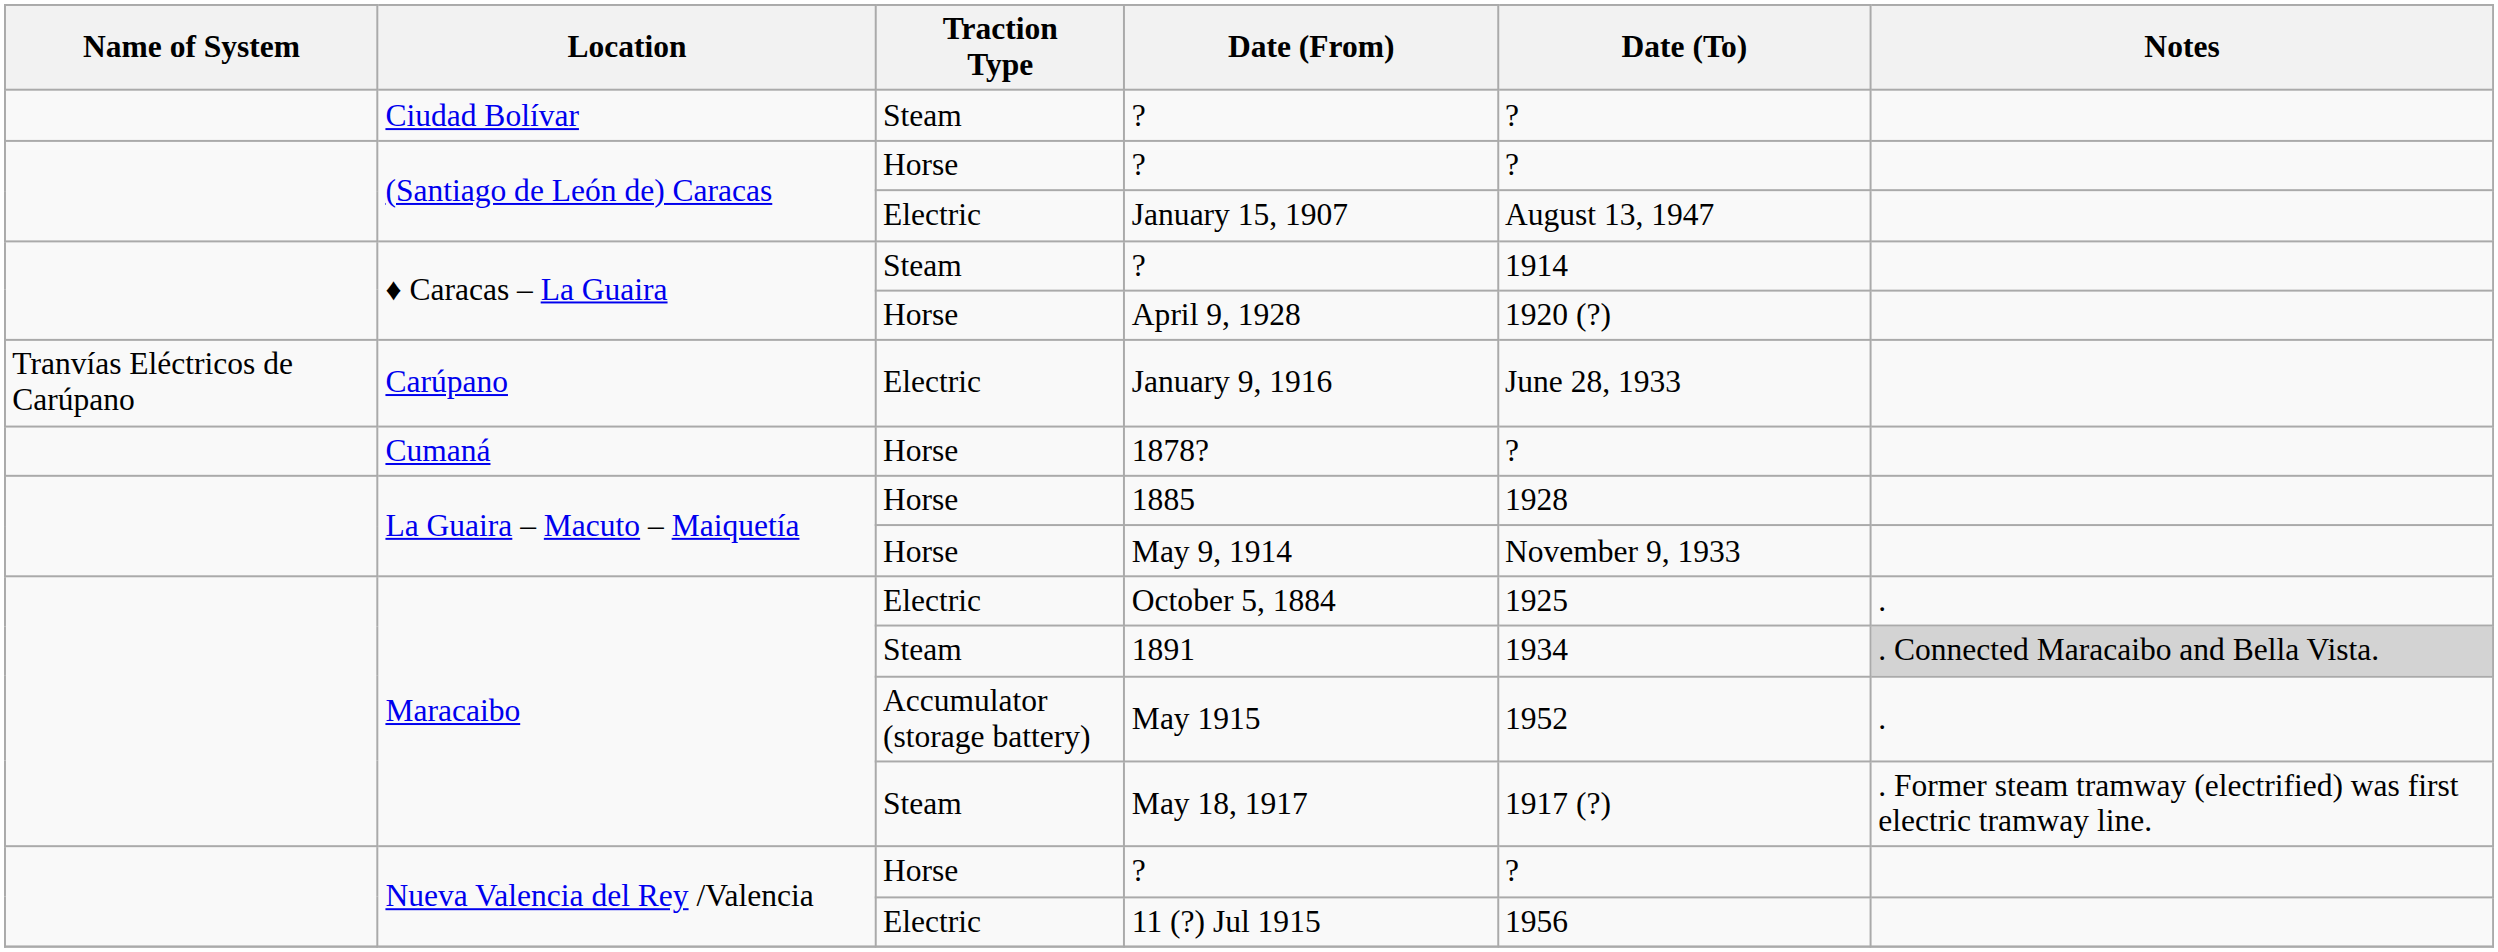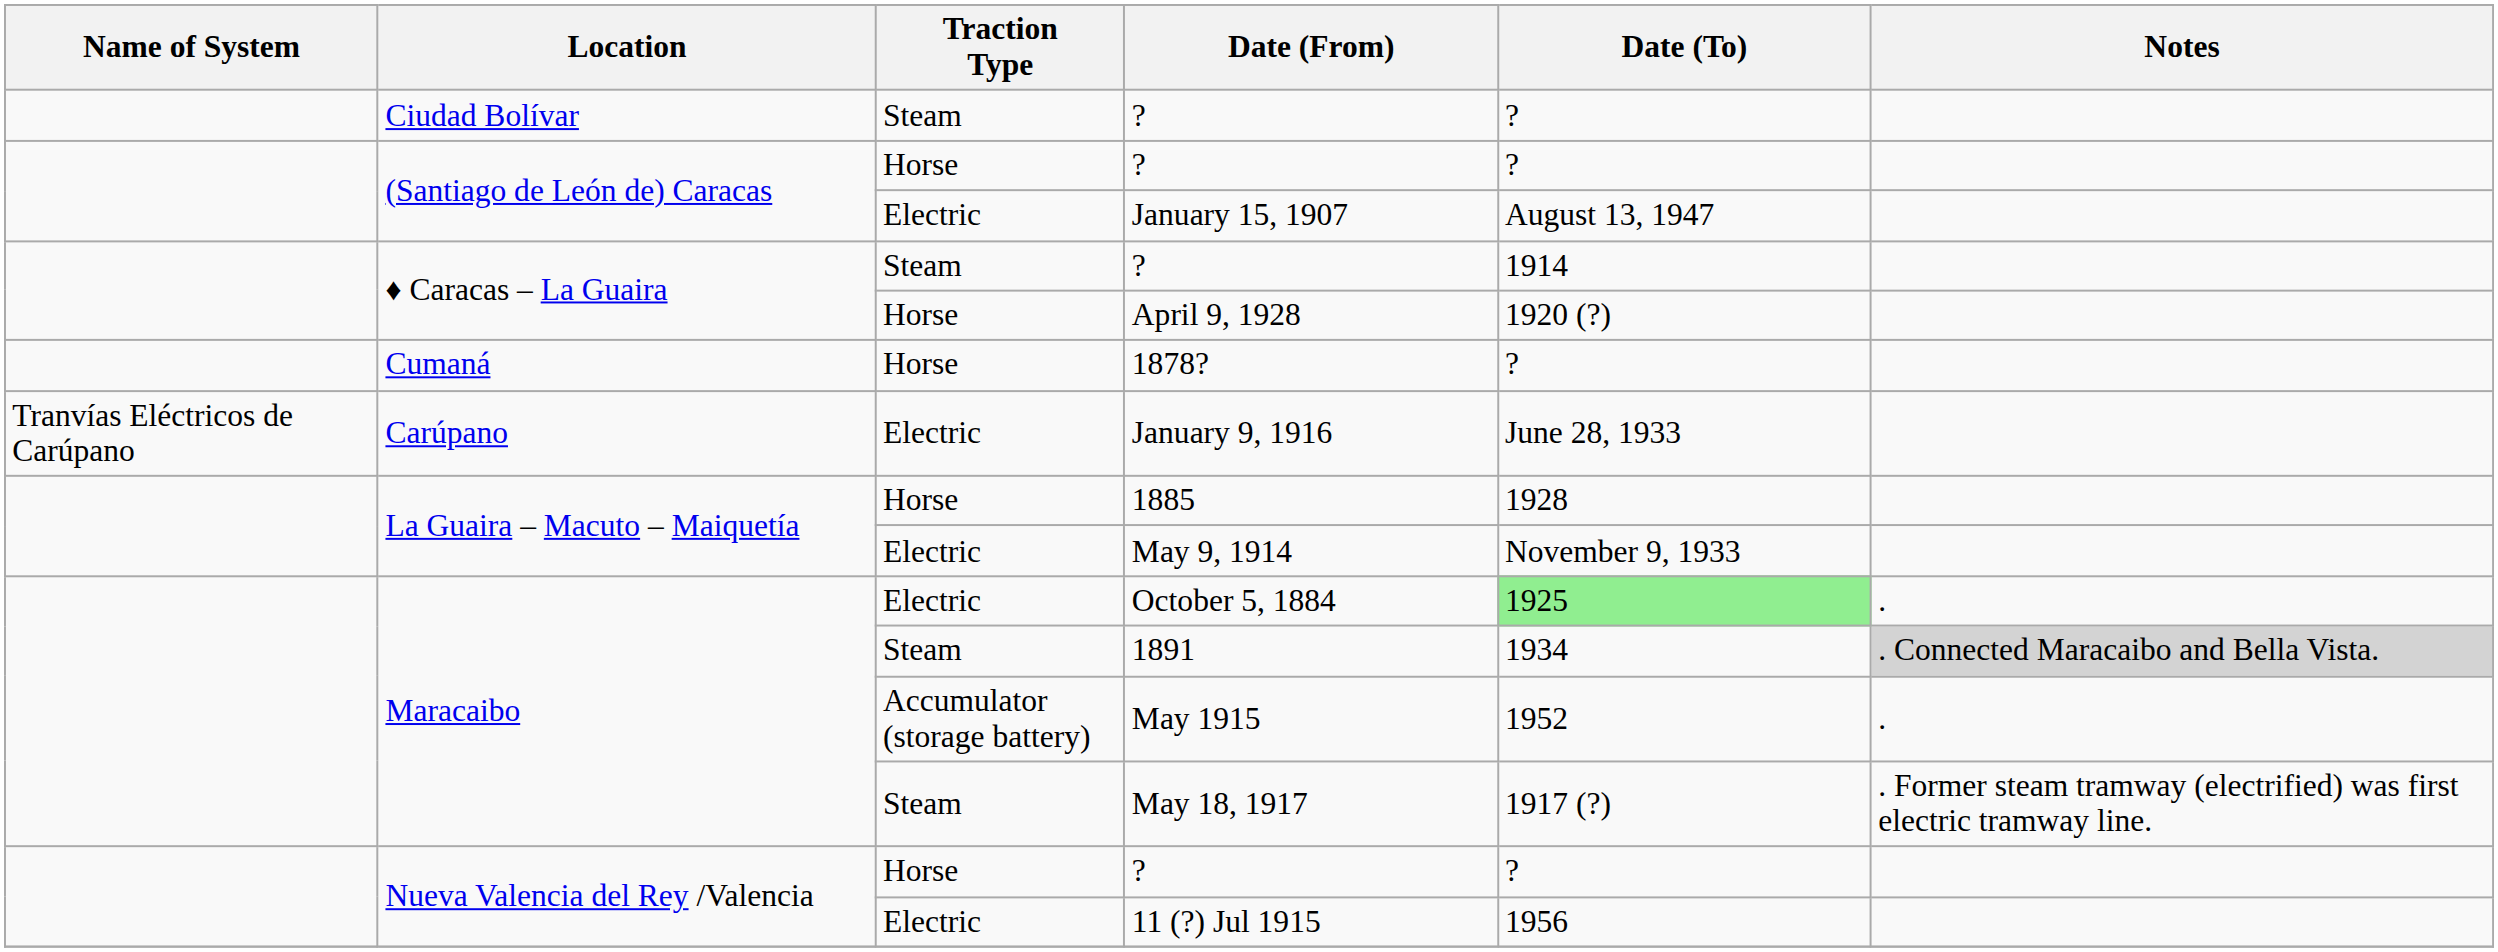rows swapped: (447, 382) <-> (438, 450)
(921, 550) Horse -> (932, 550) Electric
(1537, 600) no background -> (1537, 600) lightgreen background
